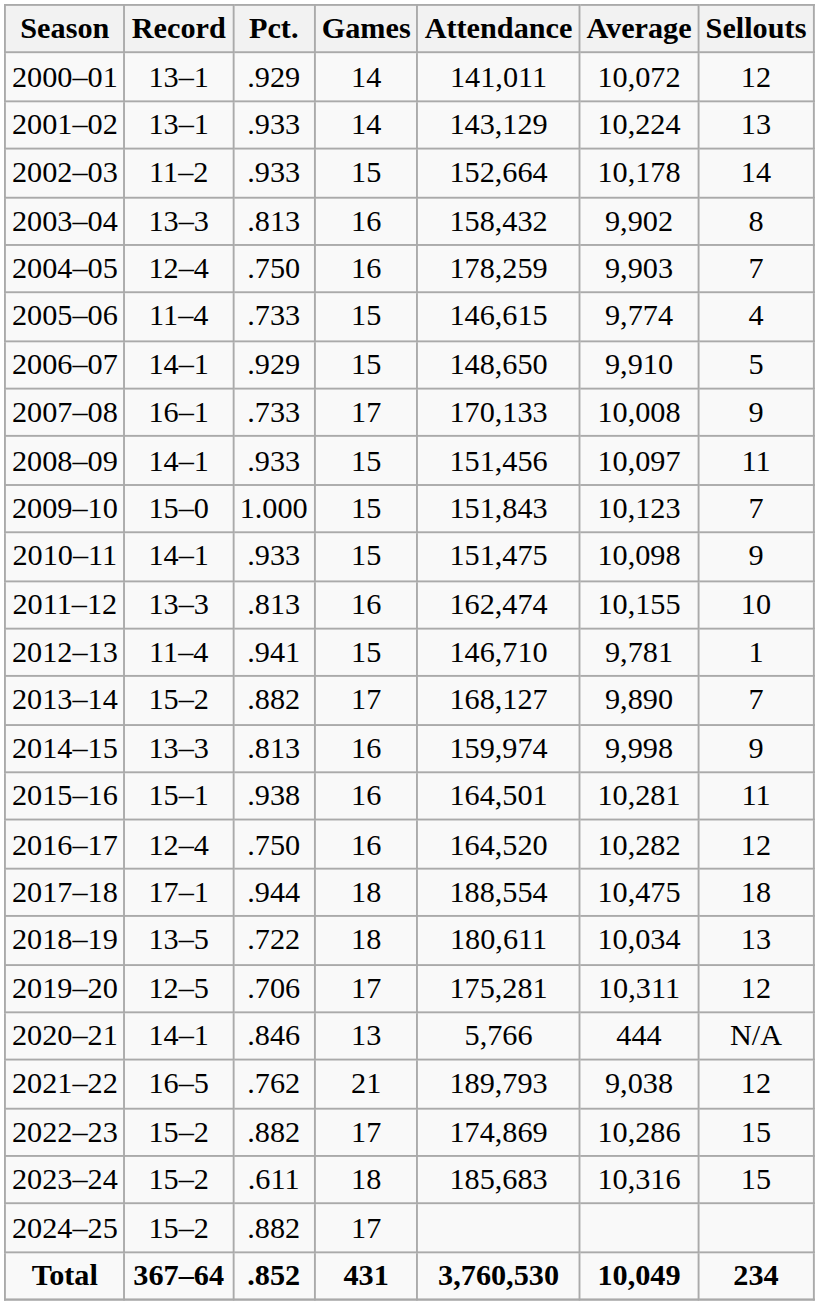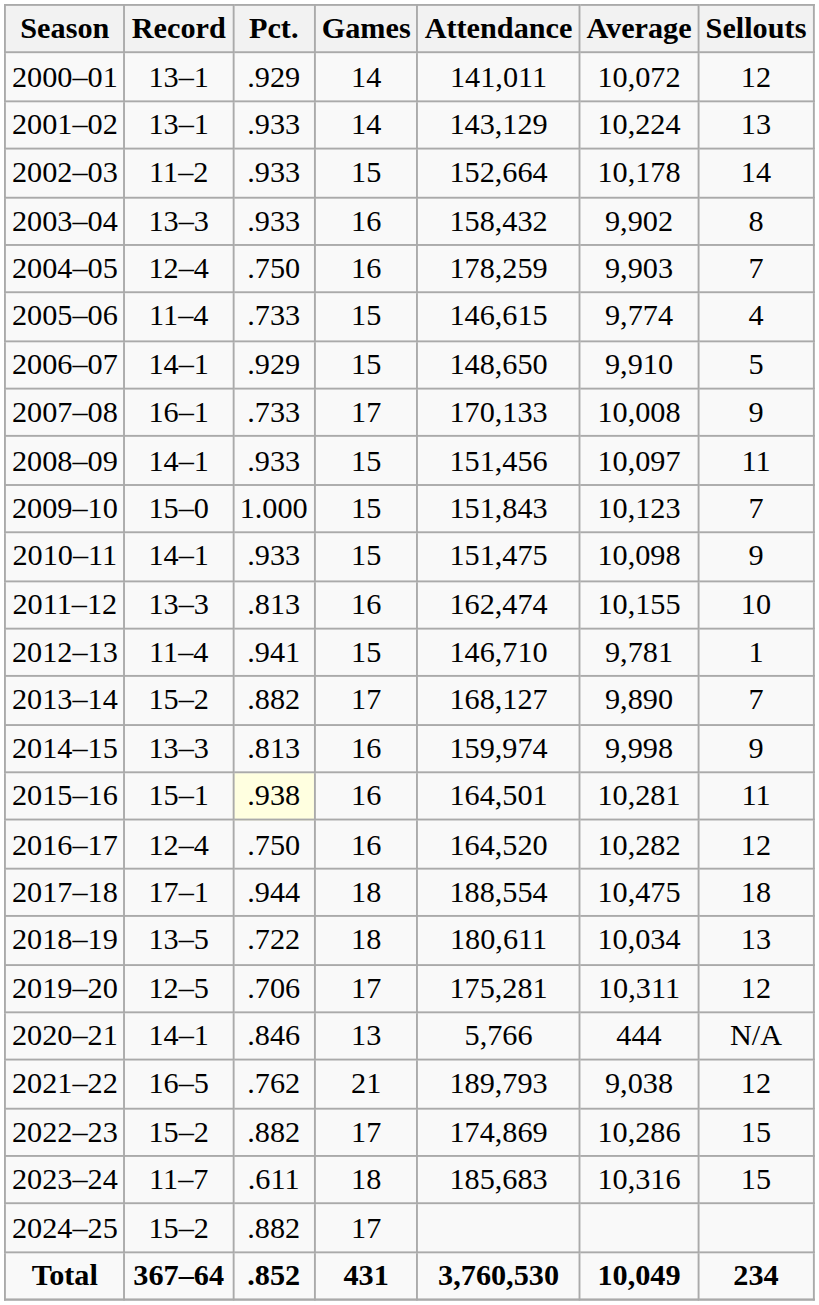(274, 220) .813 -> (274, 220) .933
(274, 795) no background -> (274, 795) lightyellow background
(179, 1179) 15–2 -> (179, 1179) 11–7
